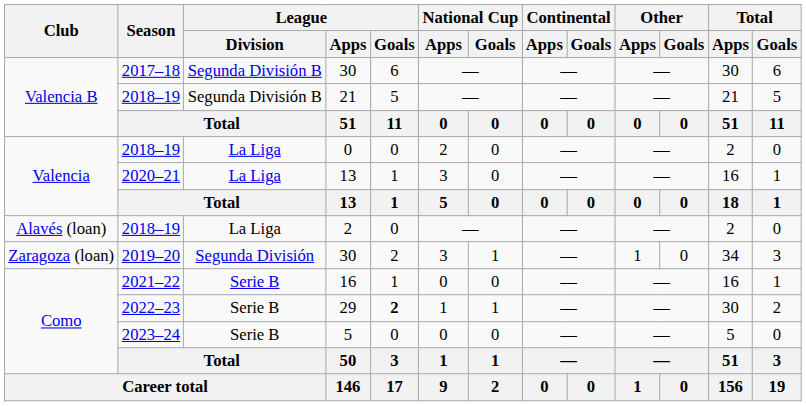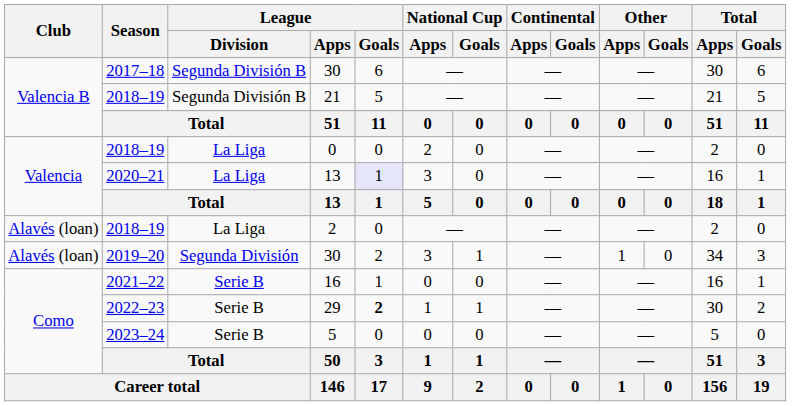(394, 176) no background -> (379, 176) lavender background
(61, 255) Zaragoza (loan) -> (53, 255) Alavés (loan)
